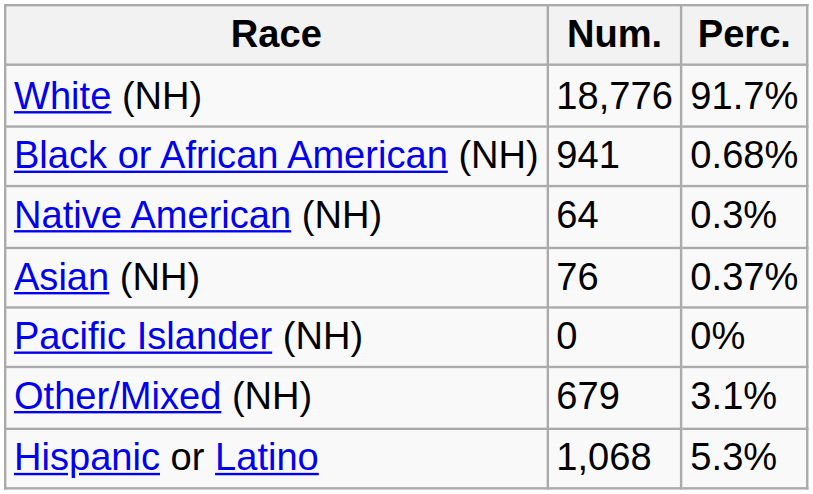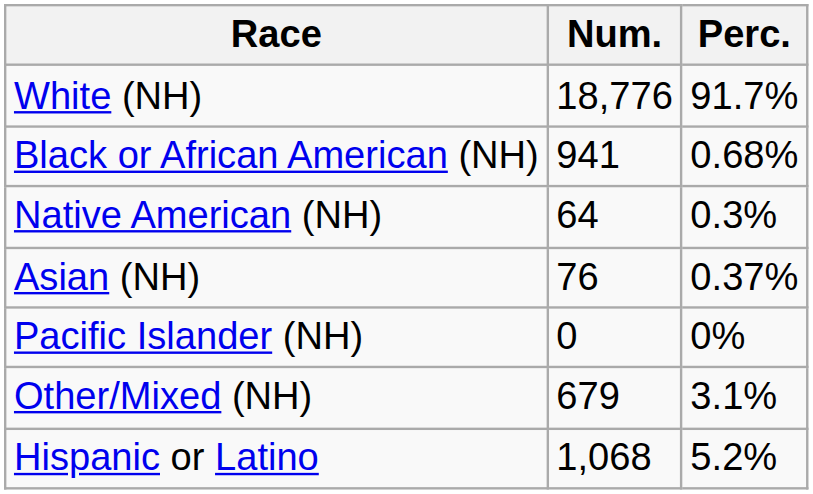(734, 457) 5.3% -> (734, 457) 5.2%
